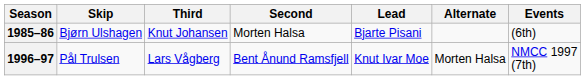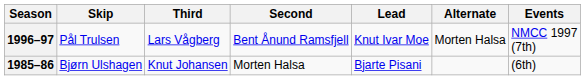rows swapped: (31, 33) <-> (31, 58)
